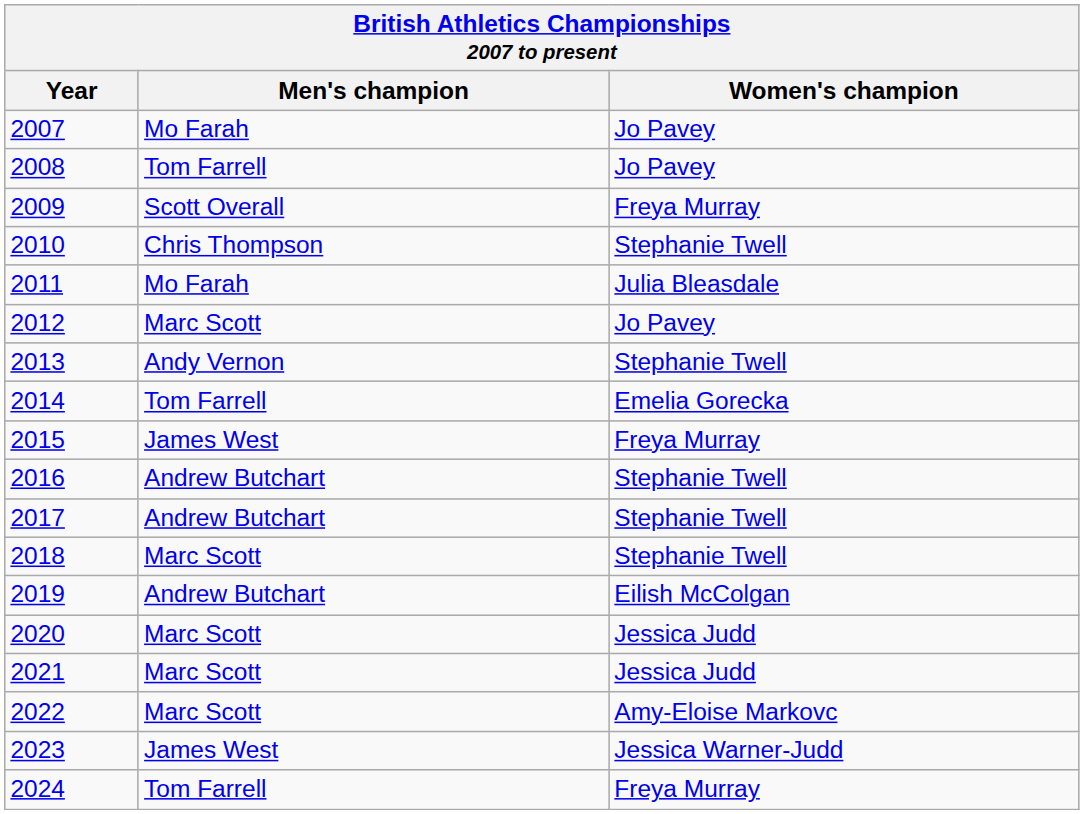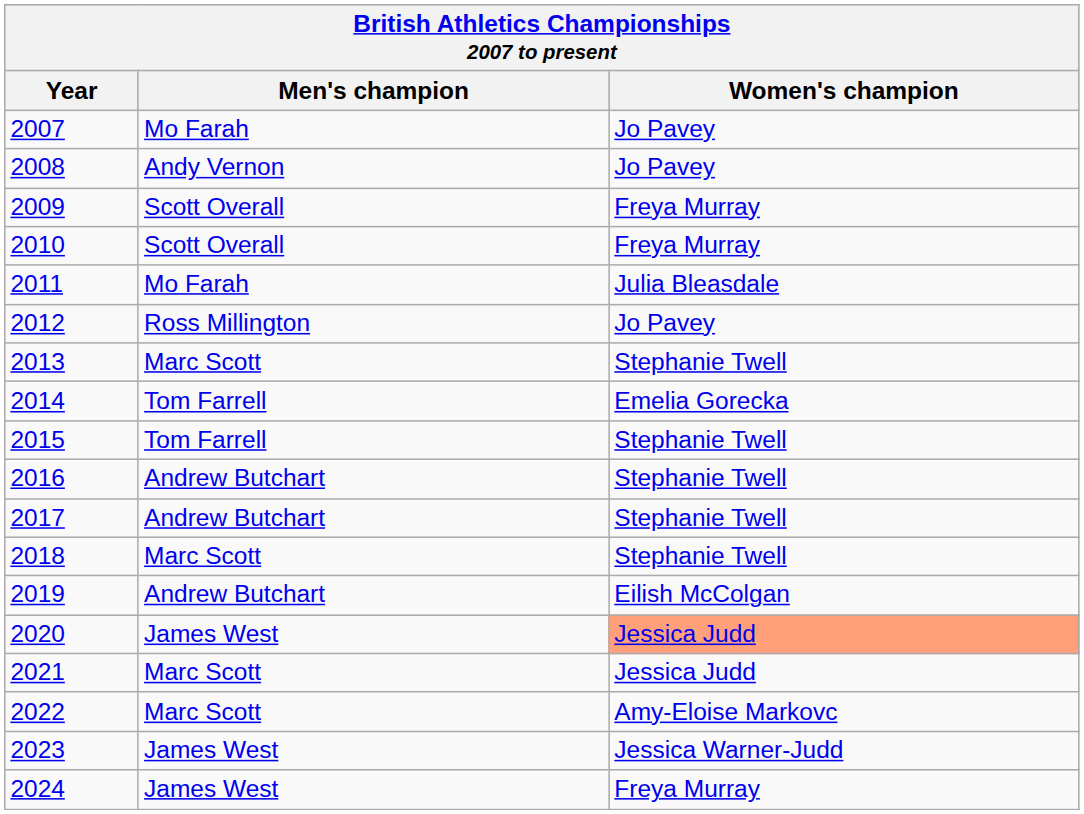(205, 167) Tom Farrell -> (214, 167) Andy Vernon
(234, 245) Chris Thompson -> (214, 245) Scott Overall
(701, 245) Stephanie Twell -> (687, 245) Freya Murray
(203, 323) Marc Scott -> (227, 323) Ross Millington
(214, 362) Andy Vernon -> (203, 362) Marc Scott
(211, 439) James West -> (205, 439) Tom Farrell
(687, 439) Freya Murray -> (701, 439) Stephanie Twell
(203, 633) Marc Scott -> (211, 633) James West
(685, 633) no background -> (685, 633) lightsalmon background
(205, 789) Tom Farrell -> (211, 789) James West
